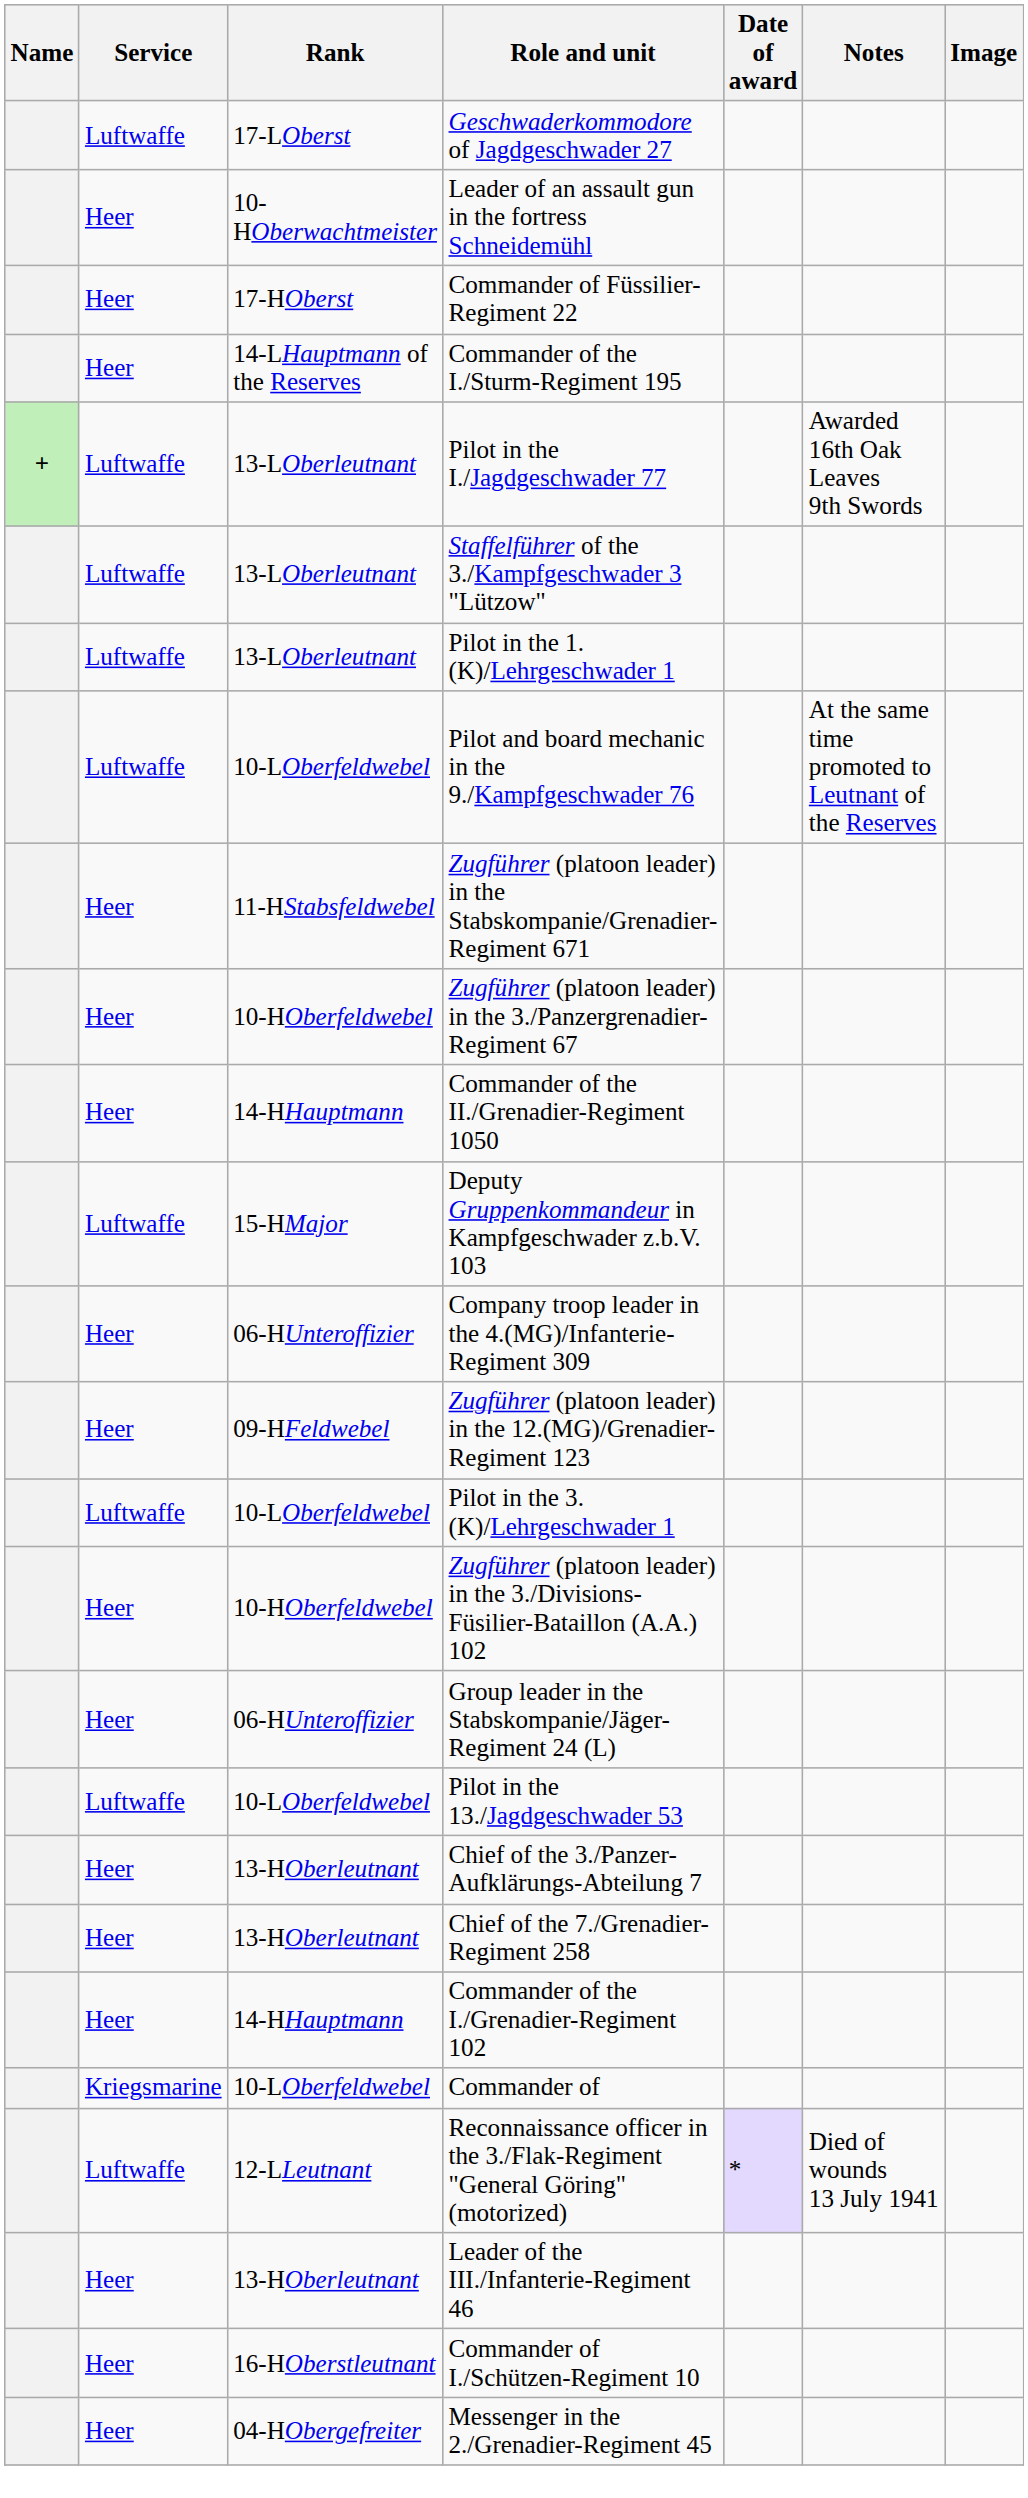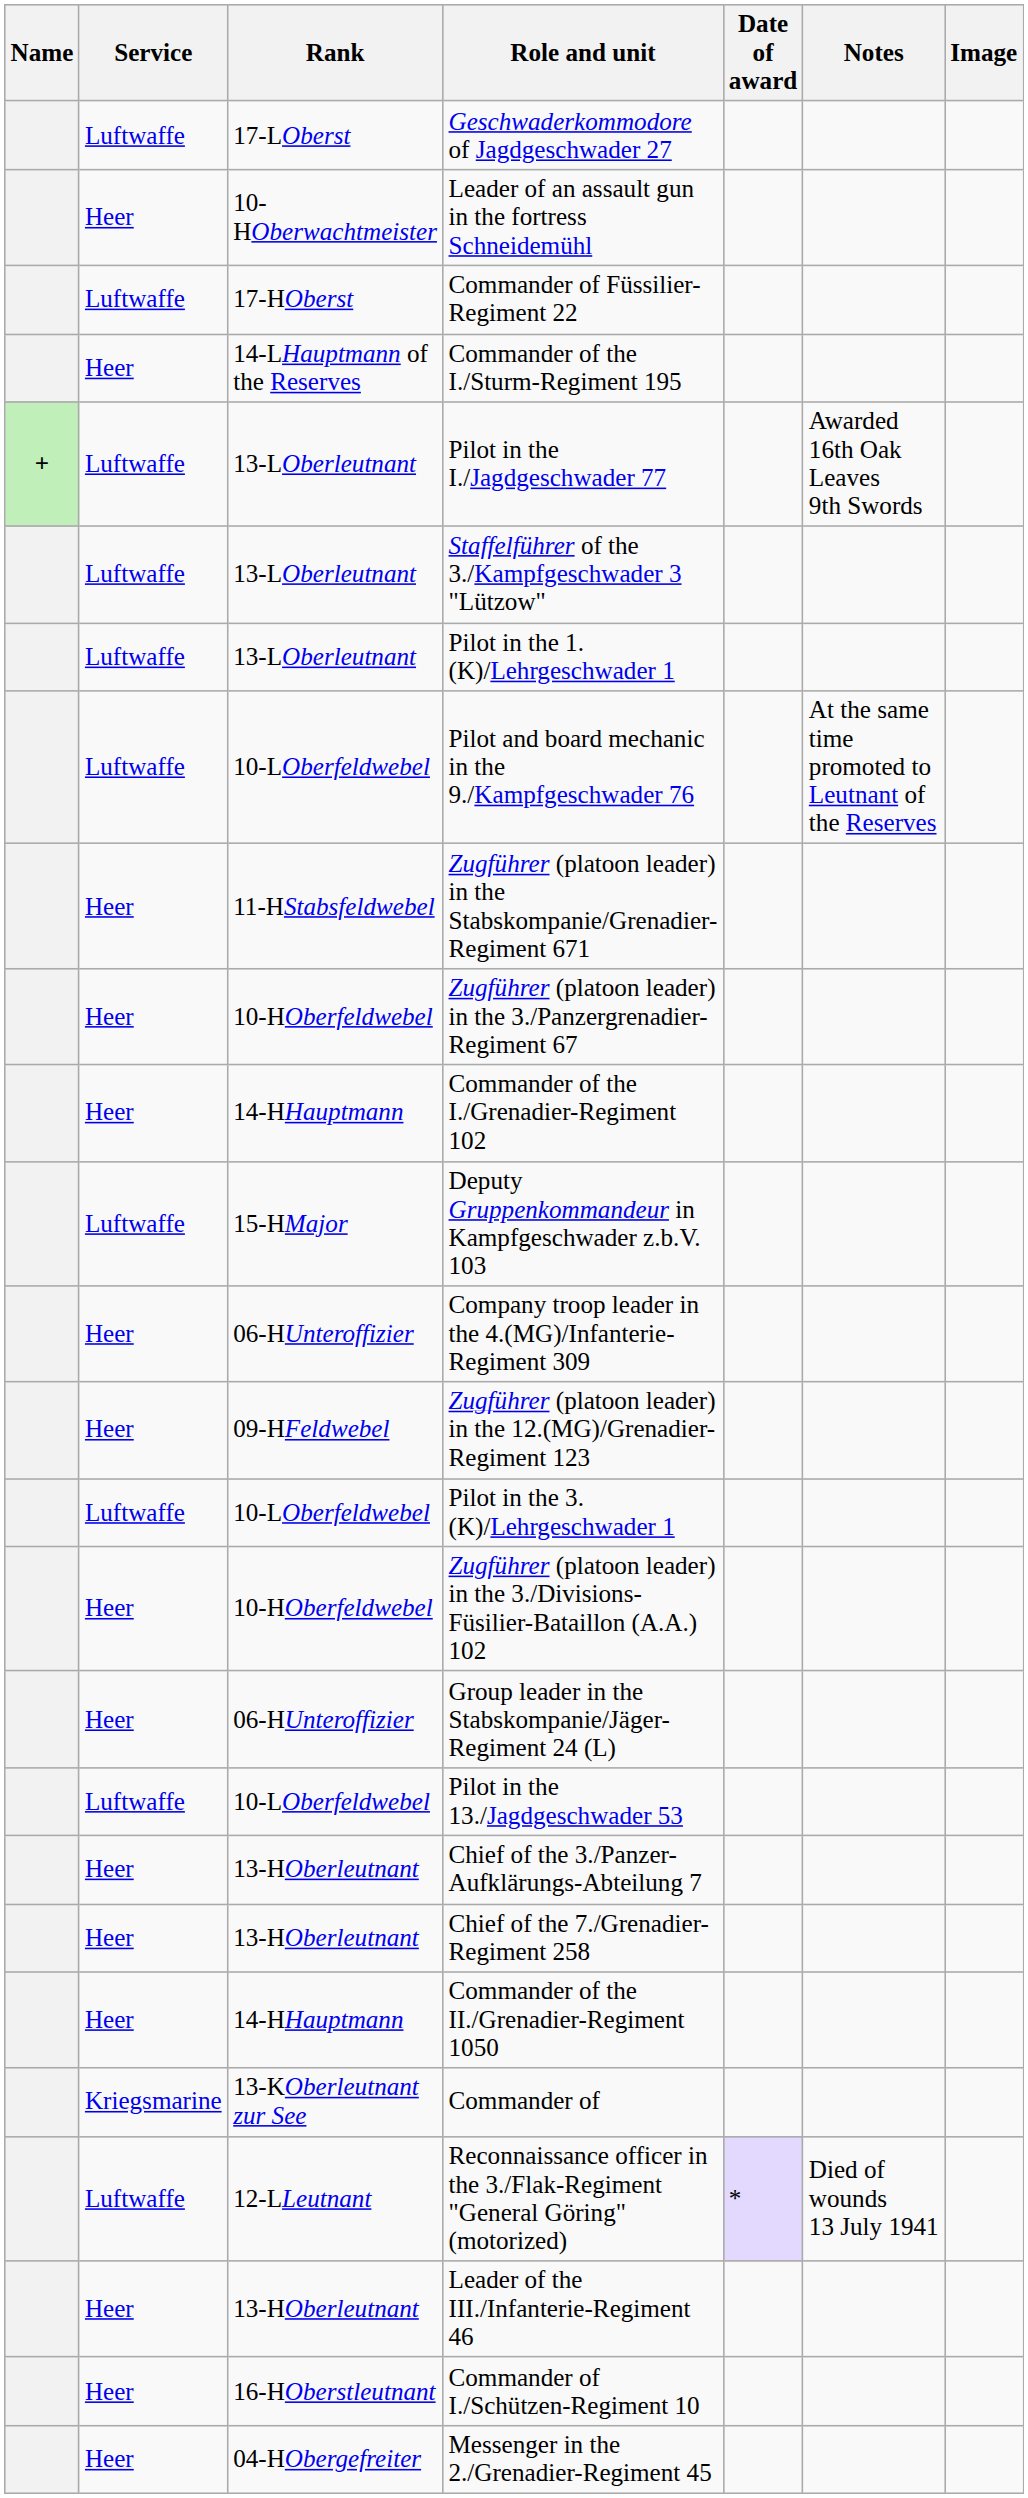(109, 299) Heer -> (135, 299) Luftwaffe
rows swapped: (567, 1112) <-> (562, 2019)
(332, 2087) 10-LOberfeldwebel -> (326, 2101) 13-KOberleutnant zur See
